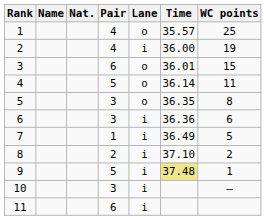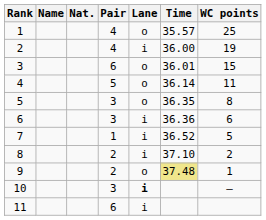(179, 136) 36.49 -> (179, 136) 36.52
(113, 171) 5 -> (113, 171) 2
(144, 171) i -> (144, 171) o
(144, 189) normal -> (144, 189) bold
